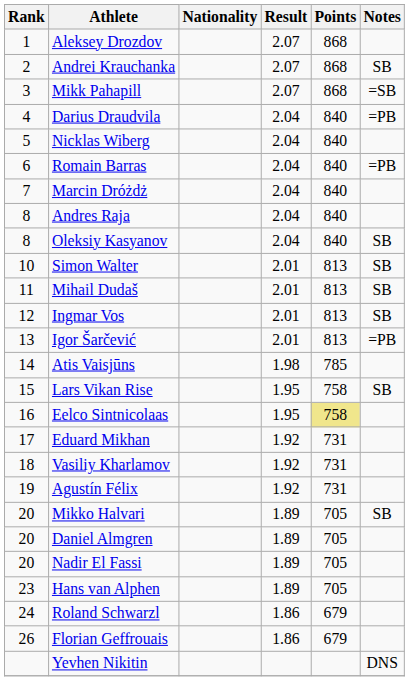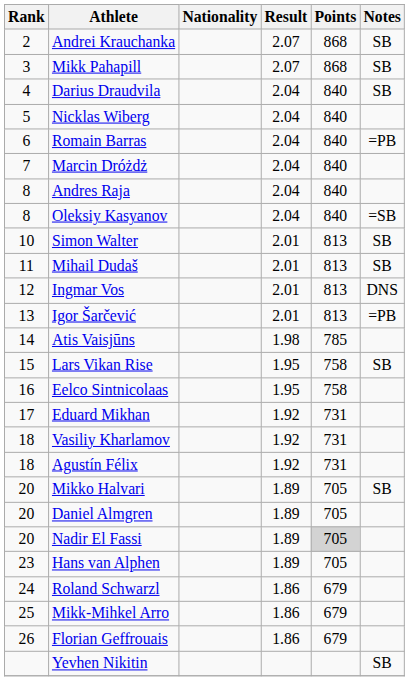- row: (107, 41)
(382, 91) =SB -> (382, 66) SB
(382, 116) =PB -> (382, 91) SB
(382, 240) SB -> (382, 215) =SB
(382, 315) SB -> (382, 290) DNS
(335, 414) khaki background -> (335, 389) no background
(26, 489) 19 -> (26, 464) 18
(335, 564) no background -> (335, 539) lightgrey background
+ row: (111, 613)
(382, 663) DNS -> (382, 663) SB
